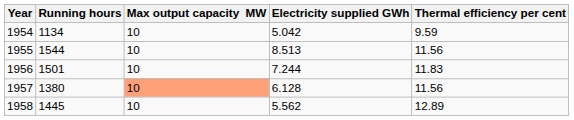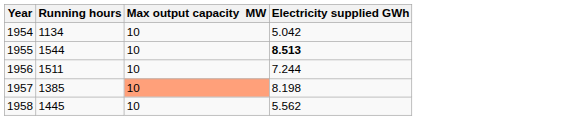- column: (490, 13)
(286, 50) normal -> (286, 50) bold
(51, 69) 1501 -> (51, 69) 1511
(51, 87) 1380 -> (51, 87) 1385
(286, 87) 6.128 -> (286, 87) 8.198
